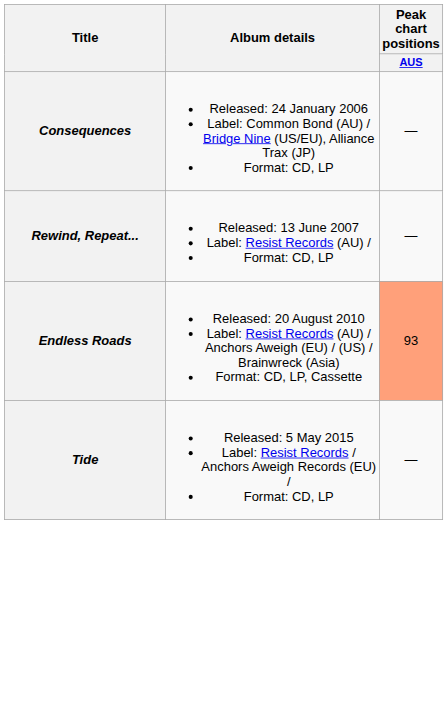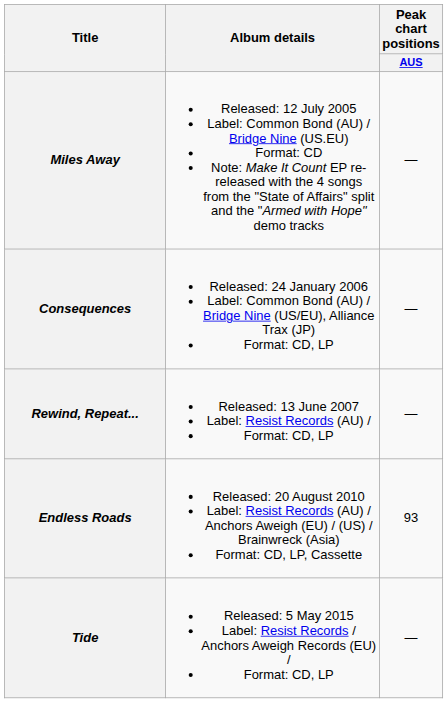+ row: (85, 160)
(411, 340) lightsalmon background -> (411, 518) no background
